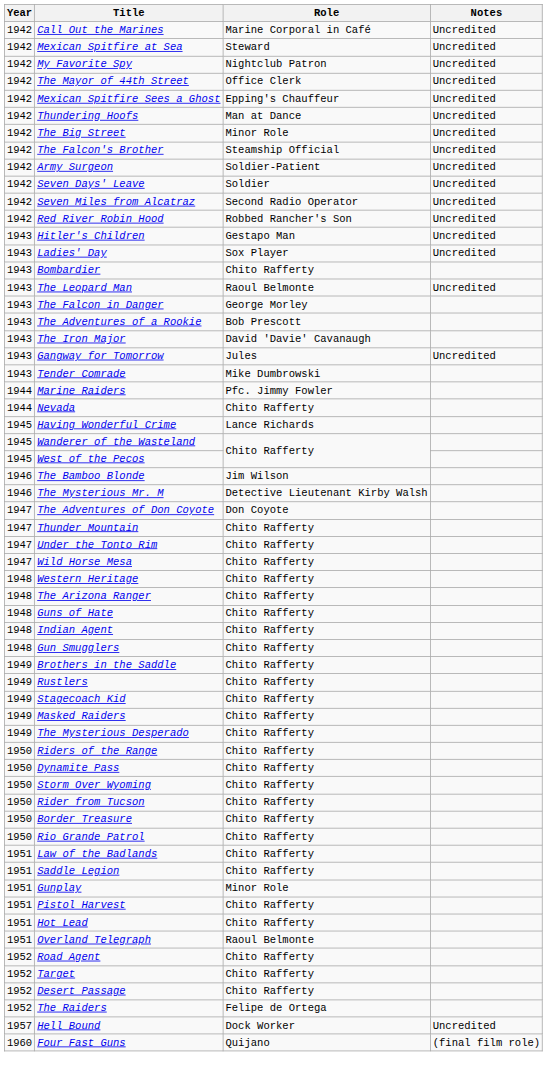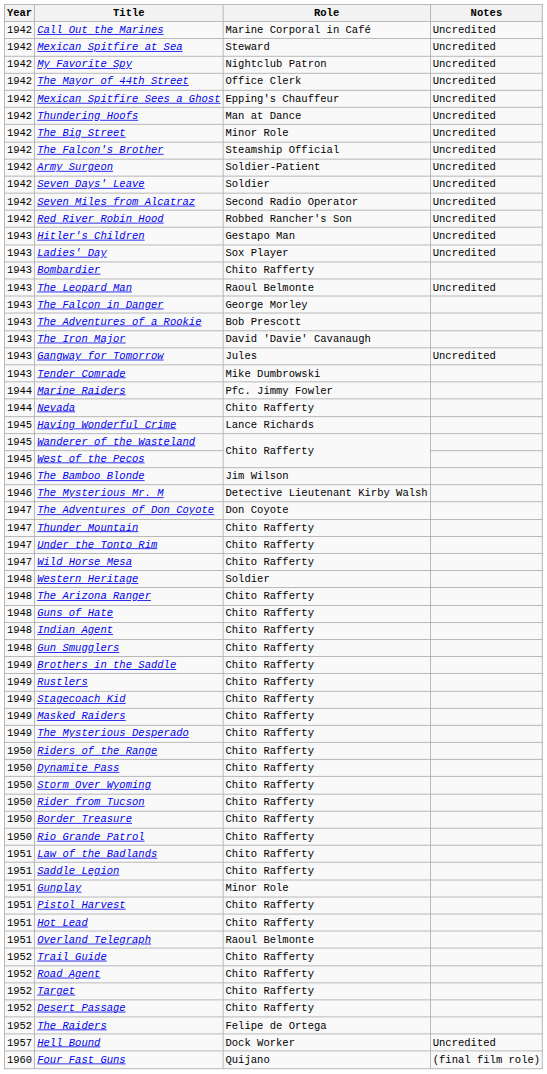(270, 579) Chito Rafferty -> (248, 579) Soldier
+ row: (72, 957)
